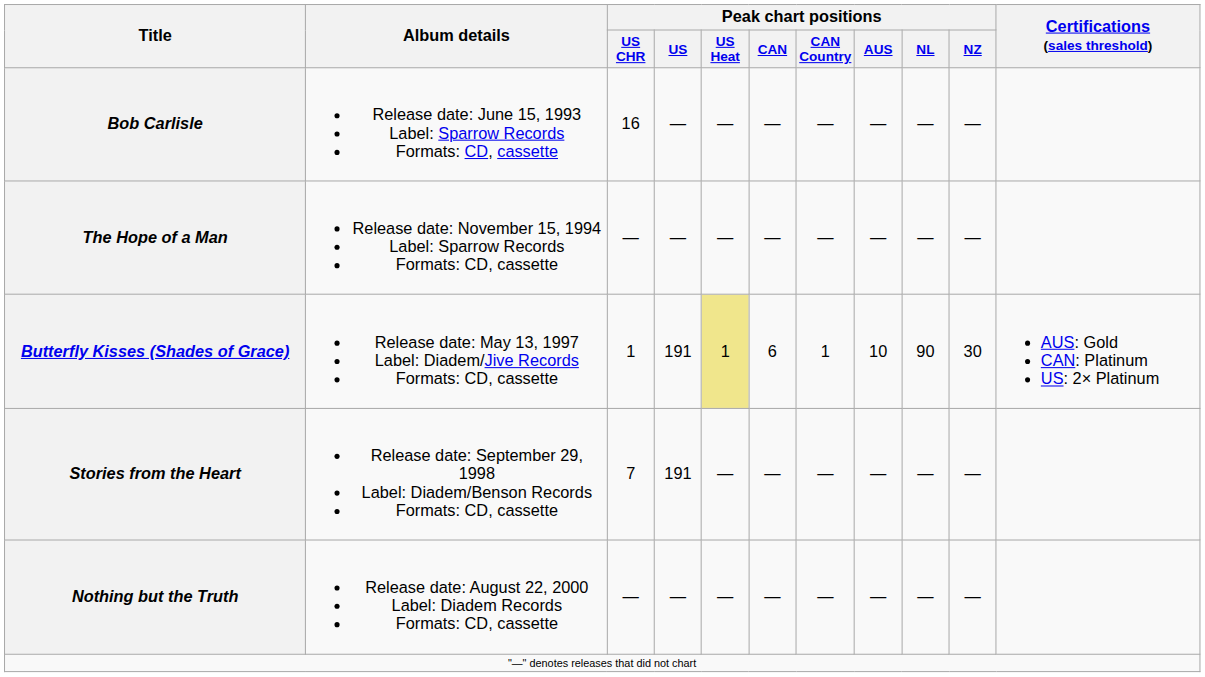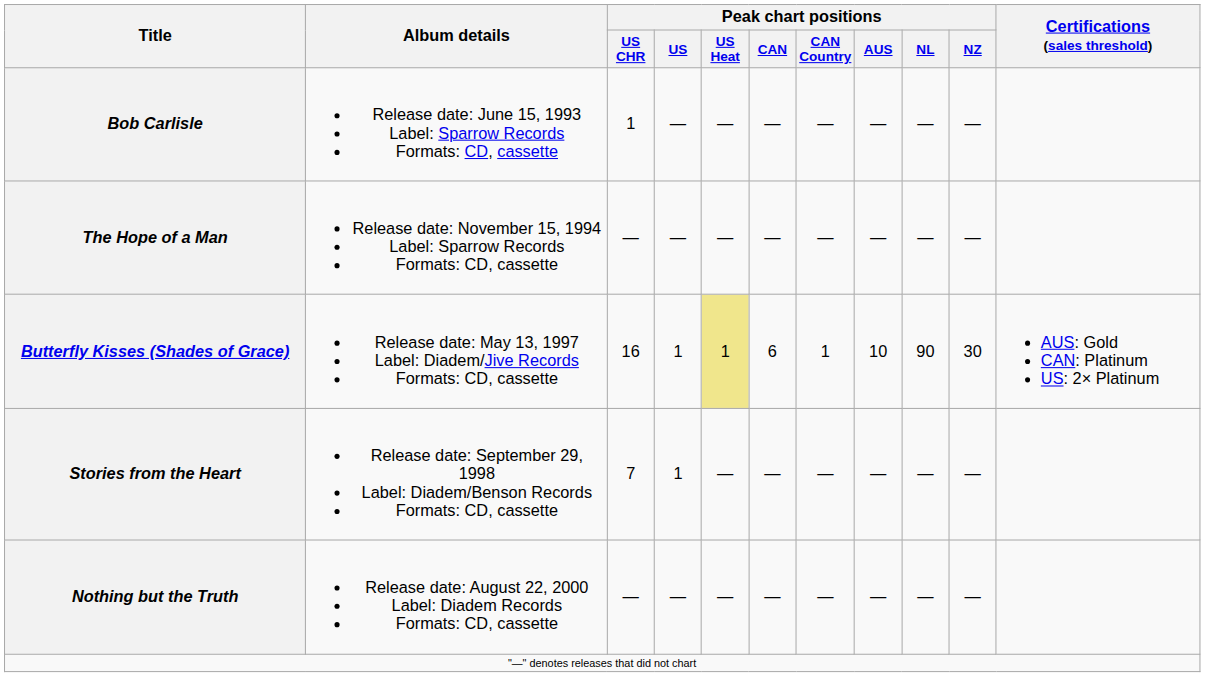(631, 124) 16 -> (631, 124) 1
(631, 351) 1 -> (631, 351) 16
(678, 351) 191 -> (678, 351) 1
(678, 474) 191 -> (678, 474) 1
